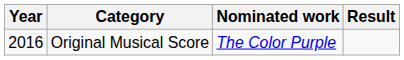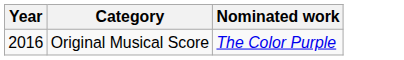- column: (371, 17)
